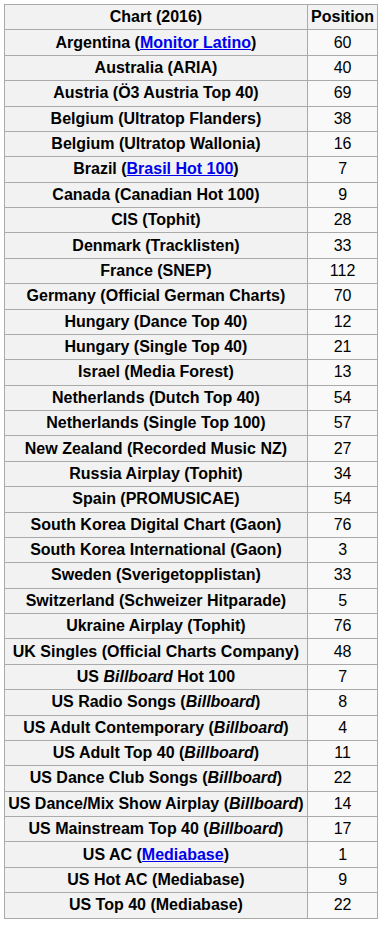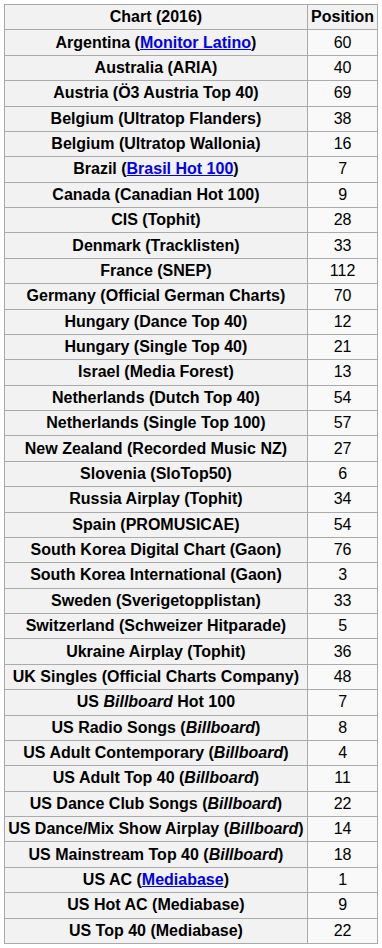+ row: (156, 473)
(343, 626) 76 -> (343, 651) 36
(343, 829) 17 -> (343, 854) 18
